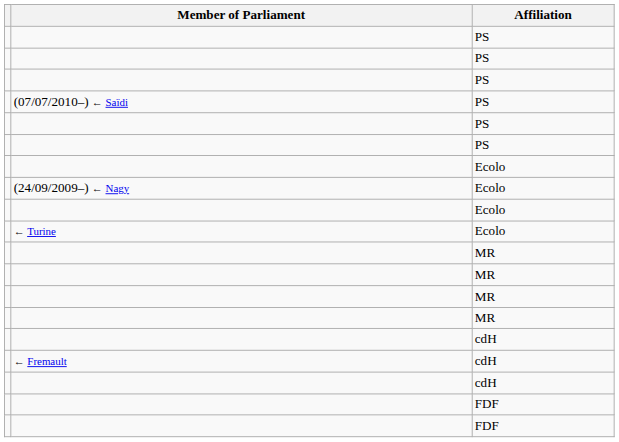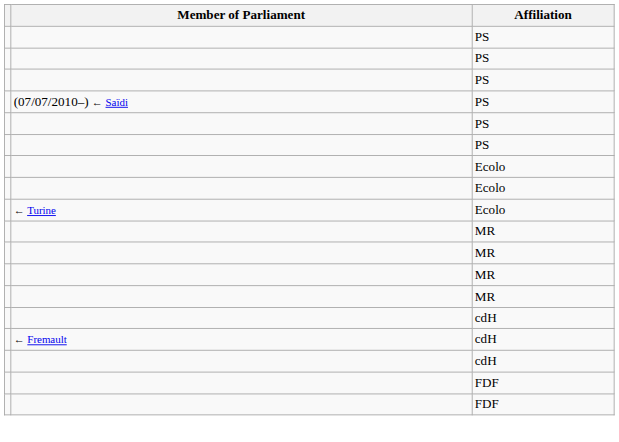- row: (71, 188)
